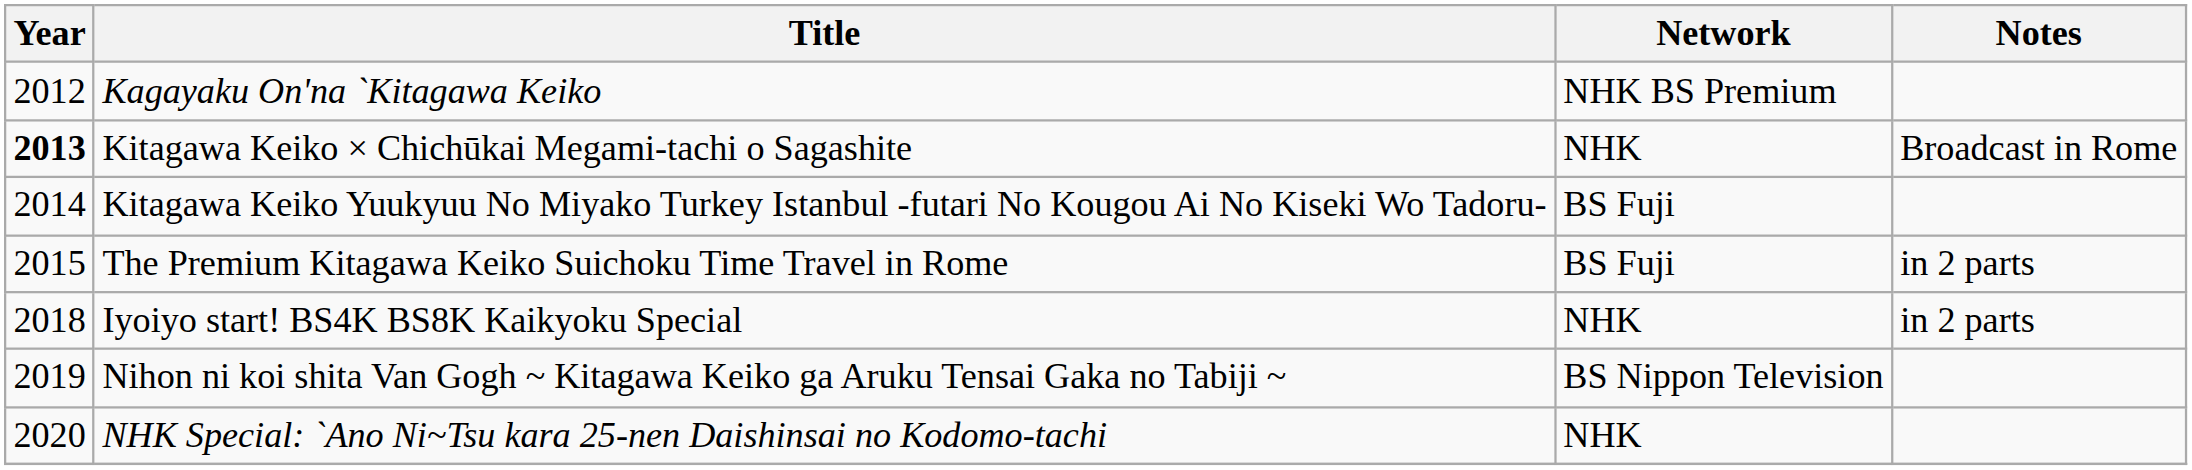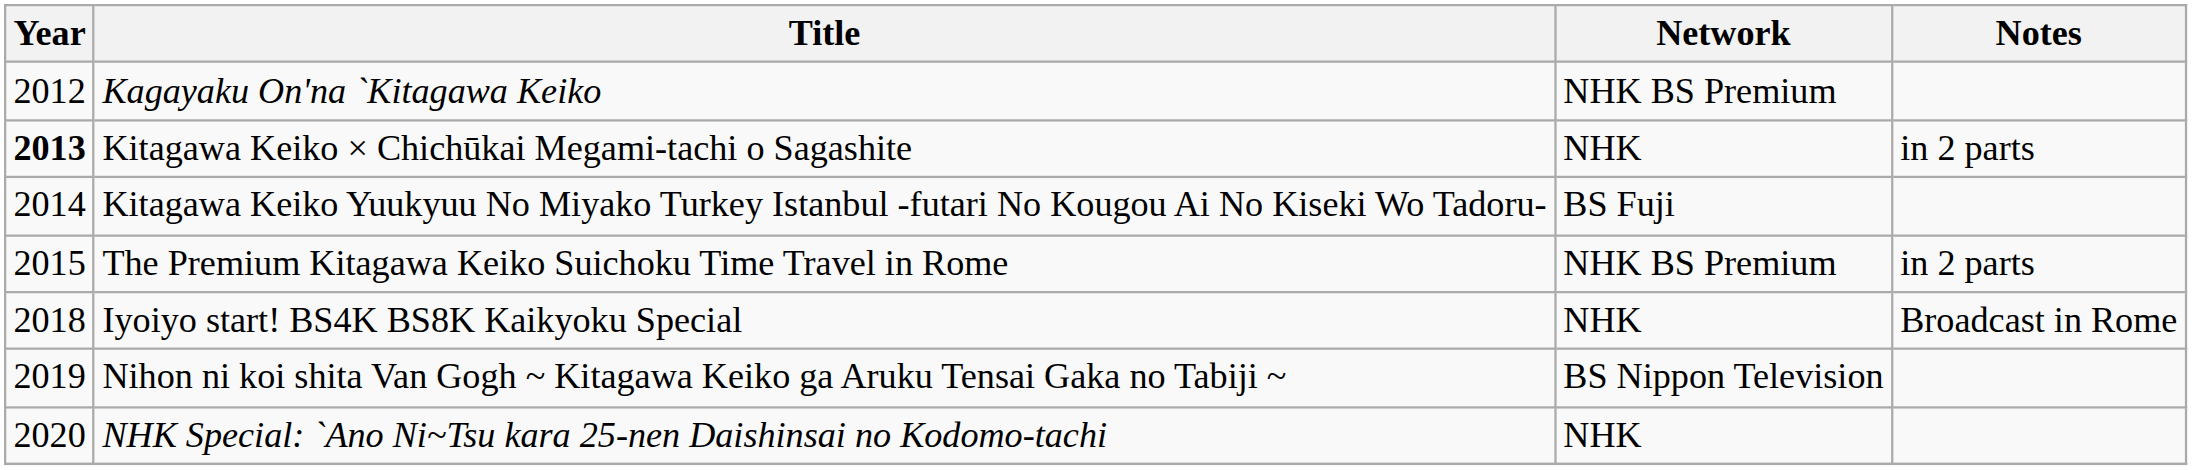(2039, 147) Broadcast in Rome -> (1967, 147) in 2 parts
(1619, 262) BS Fuji -> (1700, 262) NHK BS Premium
(1967, 319) in 2 parts -> (2039, 319) Broadcast in Rome
